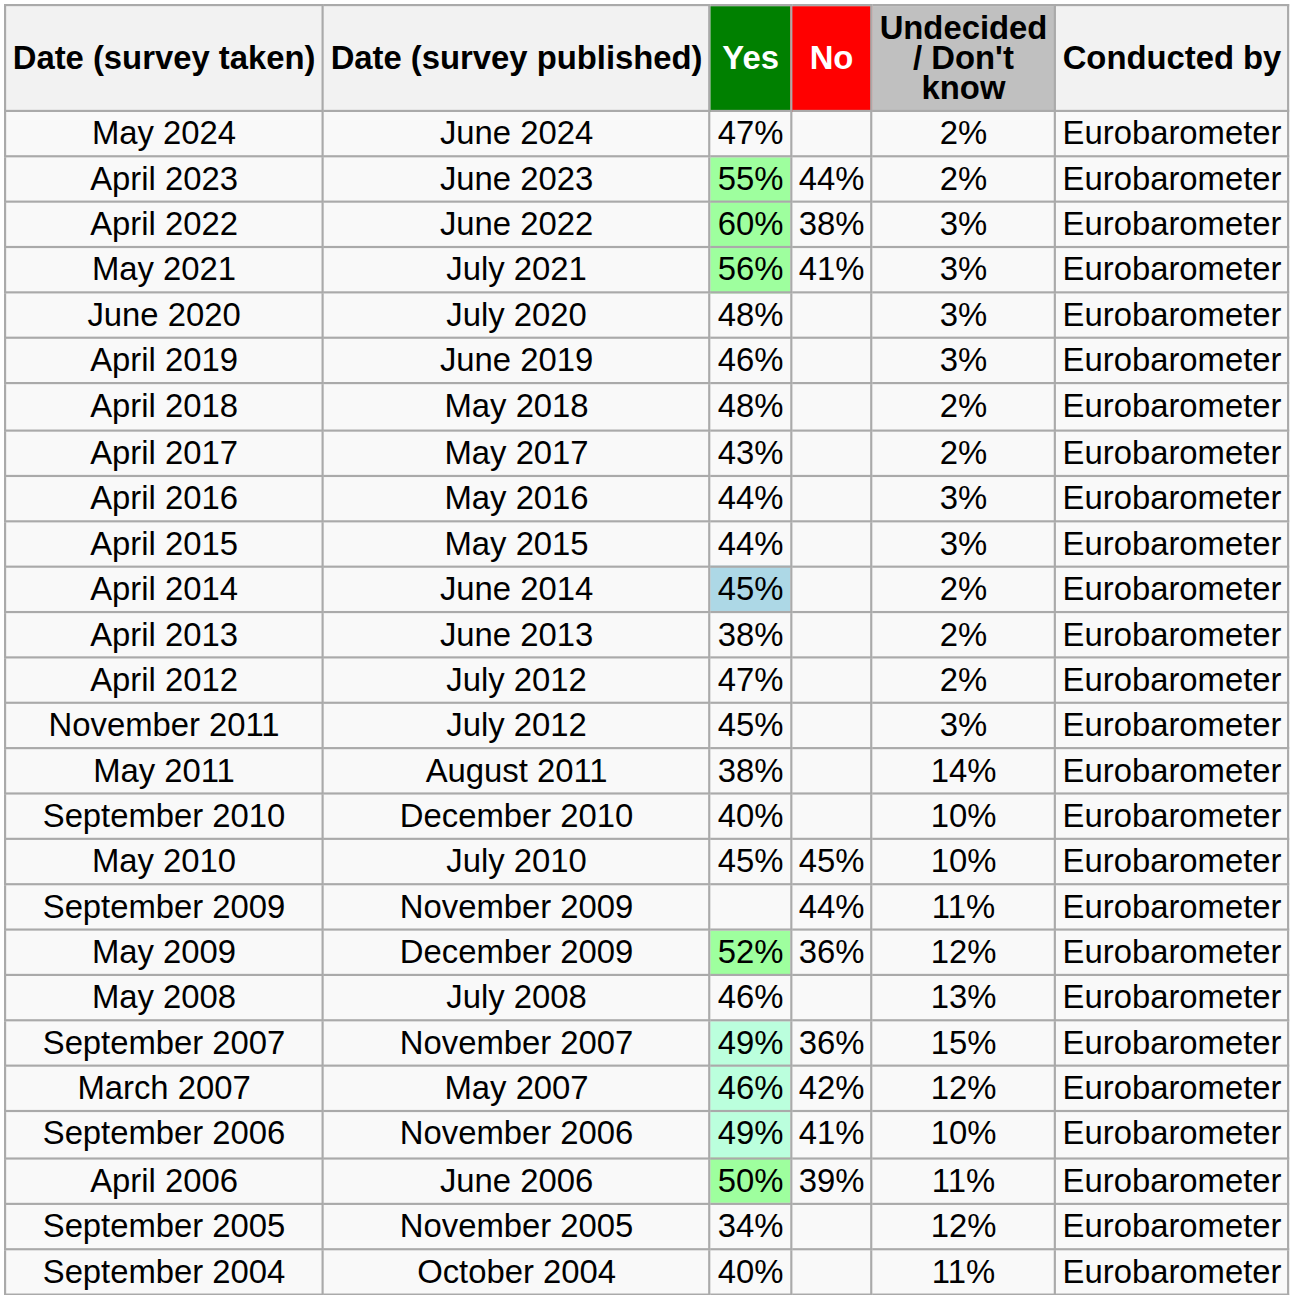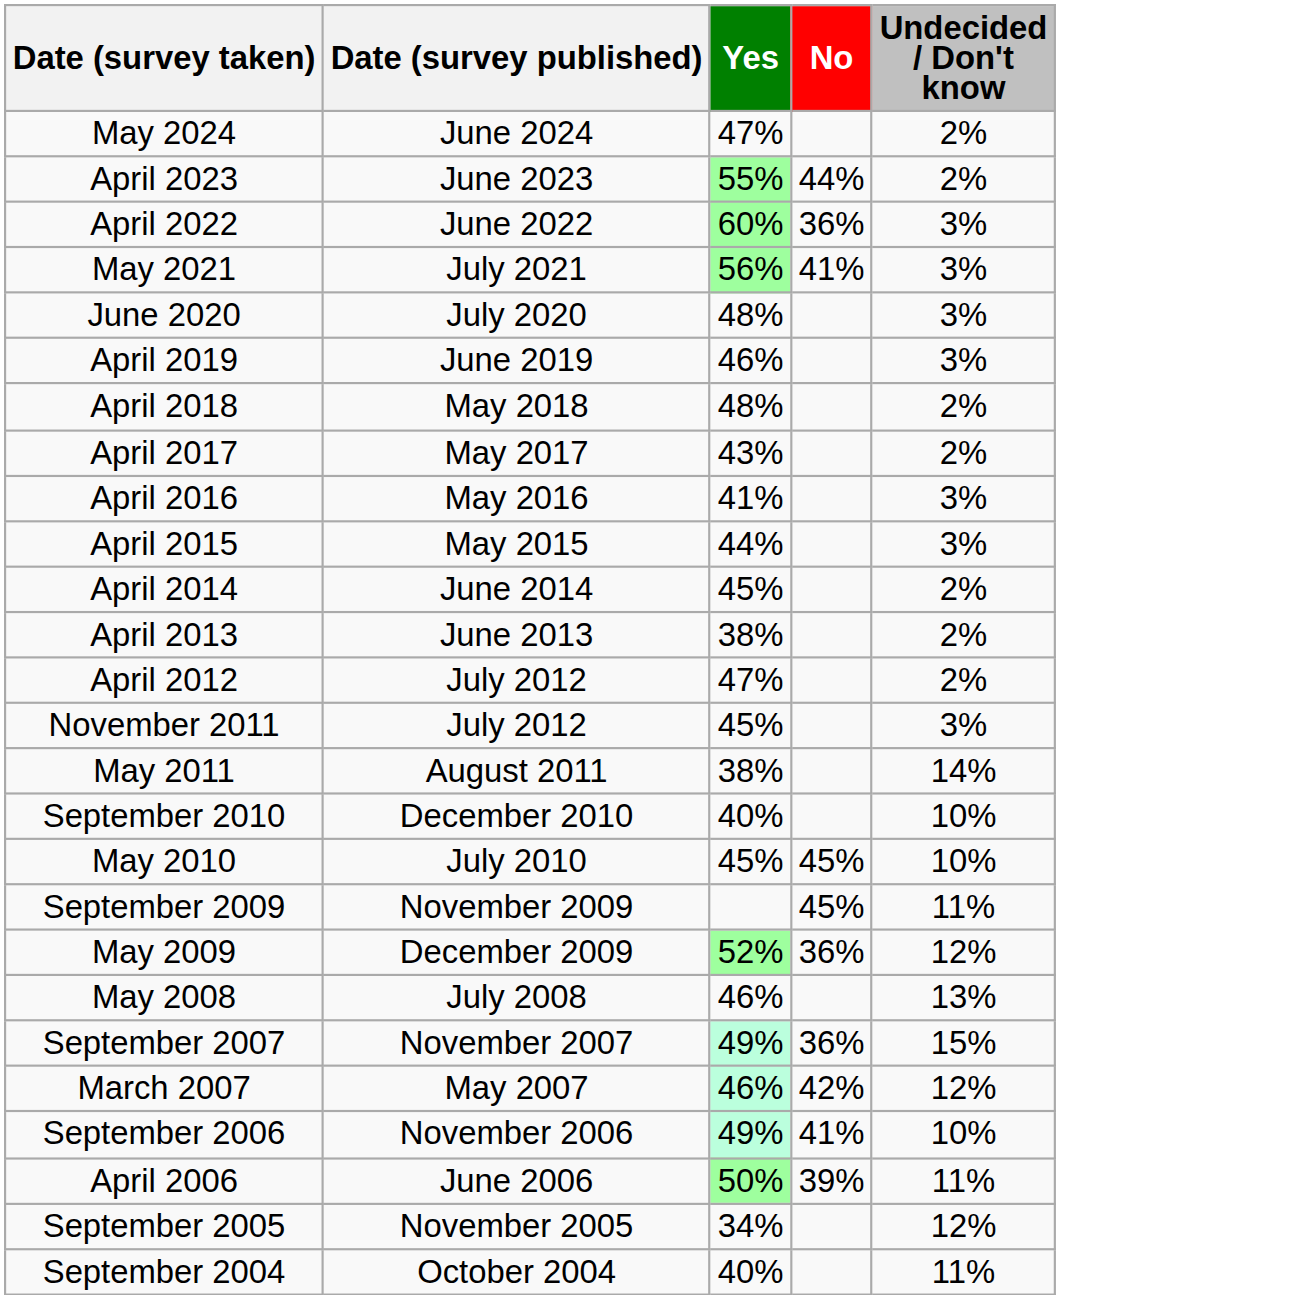- column: (1172, 57)
(832, 224) 38% -> (832, 224) 36%
(751, 497) 44% -> (751, 497) 41%
(751, 588) lightblue background -> (751, 588) no background
(832, 906) 44% -> (832, 906) 45%
